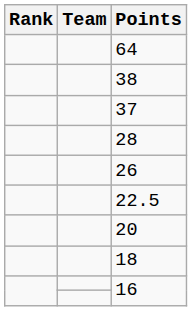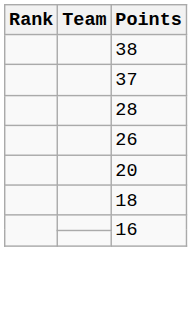- row: (31, 50)
- row: (31, 200)
